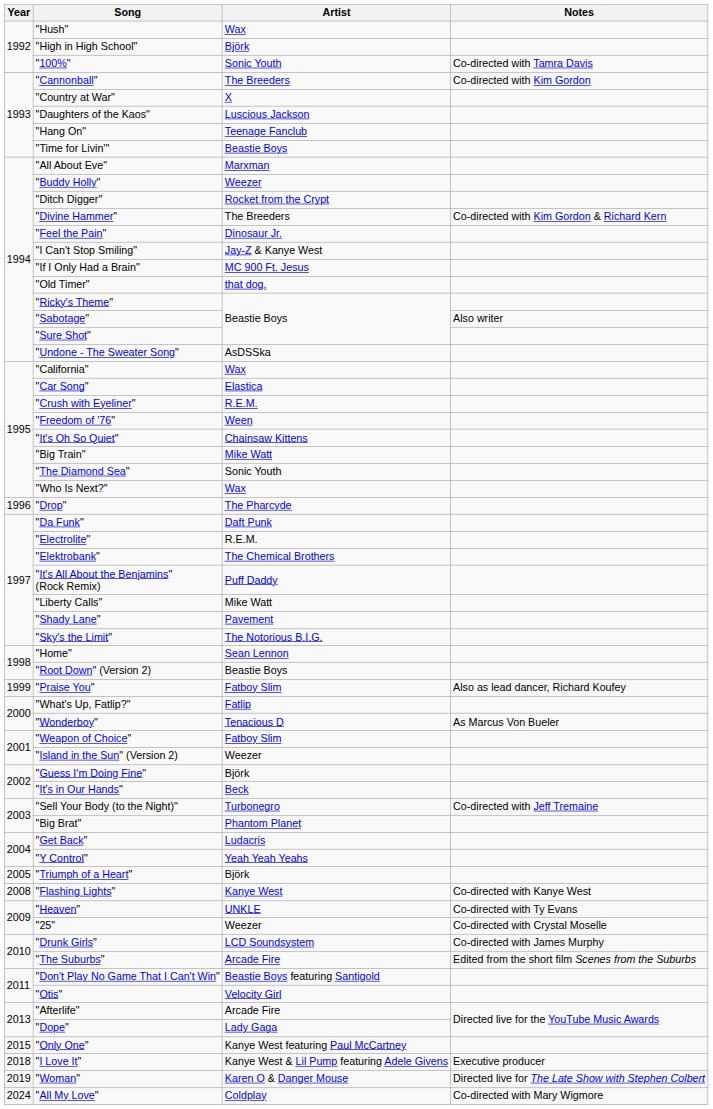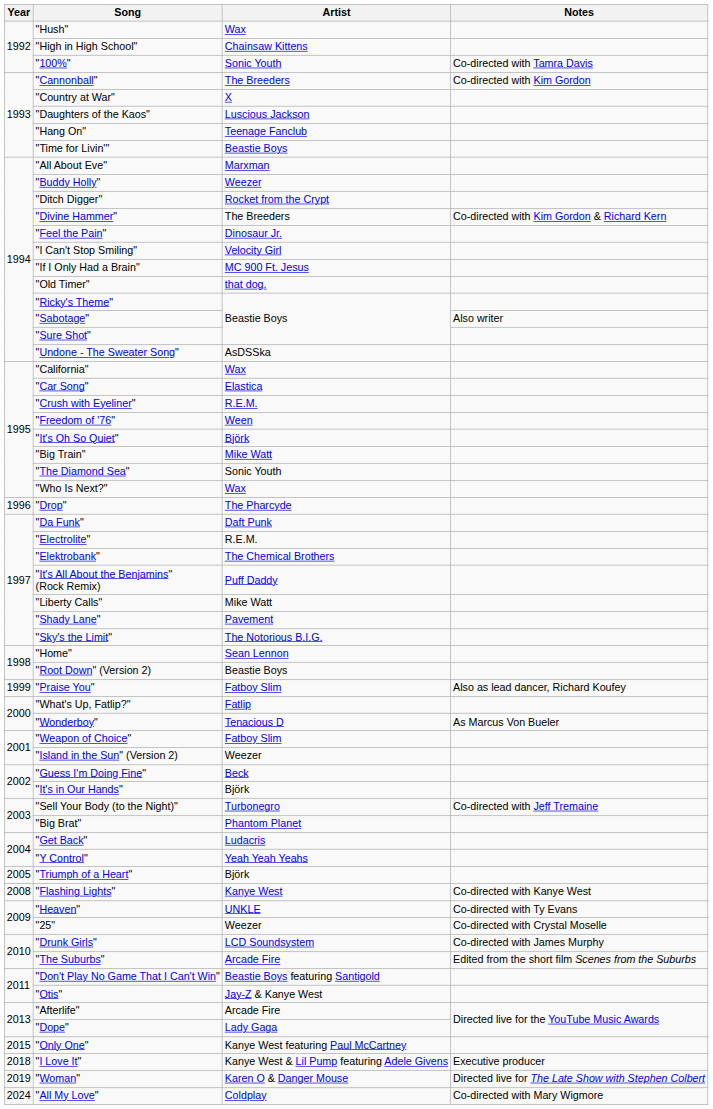(237, 47) Björk -> (266, 47) Chainsaw Kittens
(274, 251) Jay-Z & Kanye West -> (253, 251) Velocity Girl
(266, 438) Chainsaw Kittens -> (237, 438) Björk
(237, 773) Björk -> (237, 773) Beck
(237, 790) Beck -> (237, 790) Björk
(253, 994) Velocity Girl -> (274, 994) Jay-Z & Kanye West
